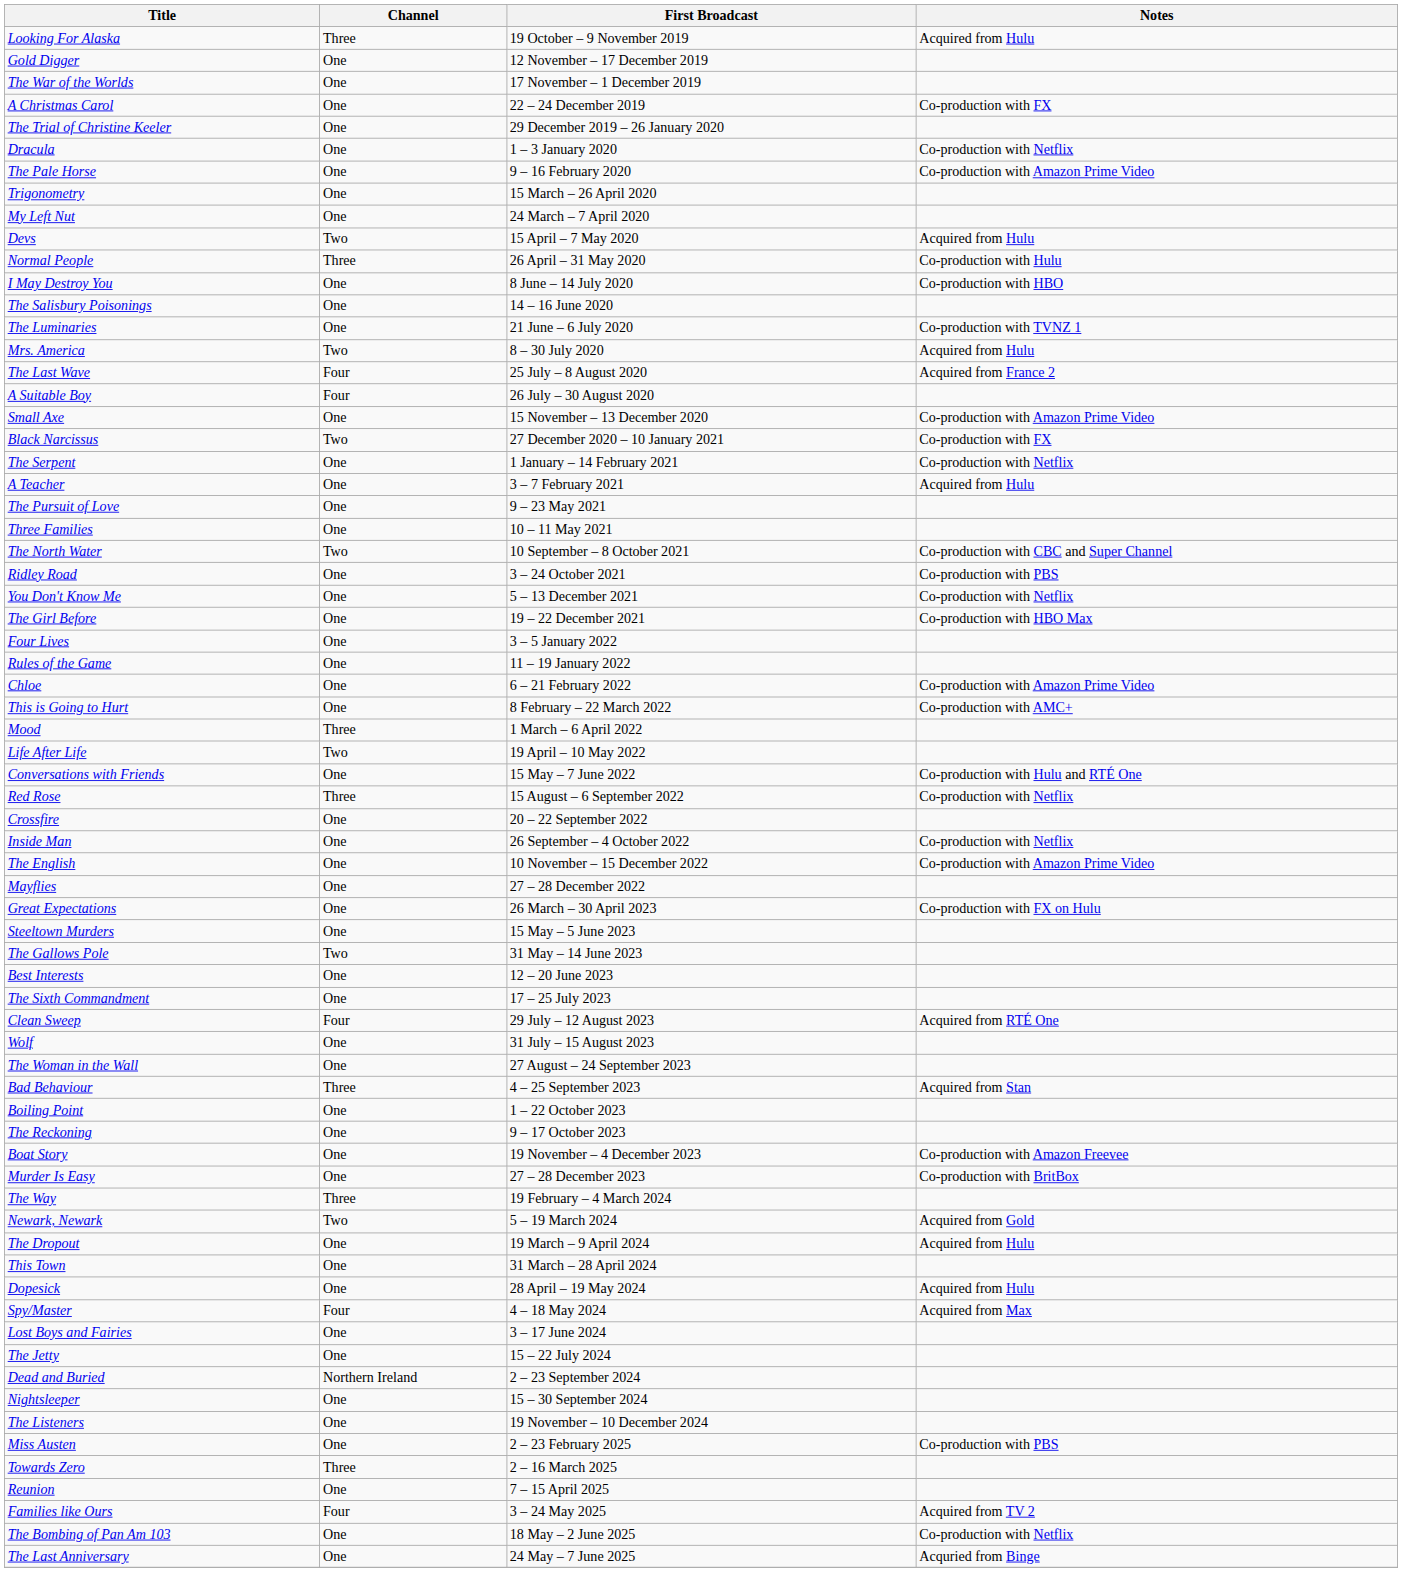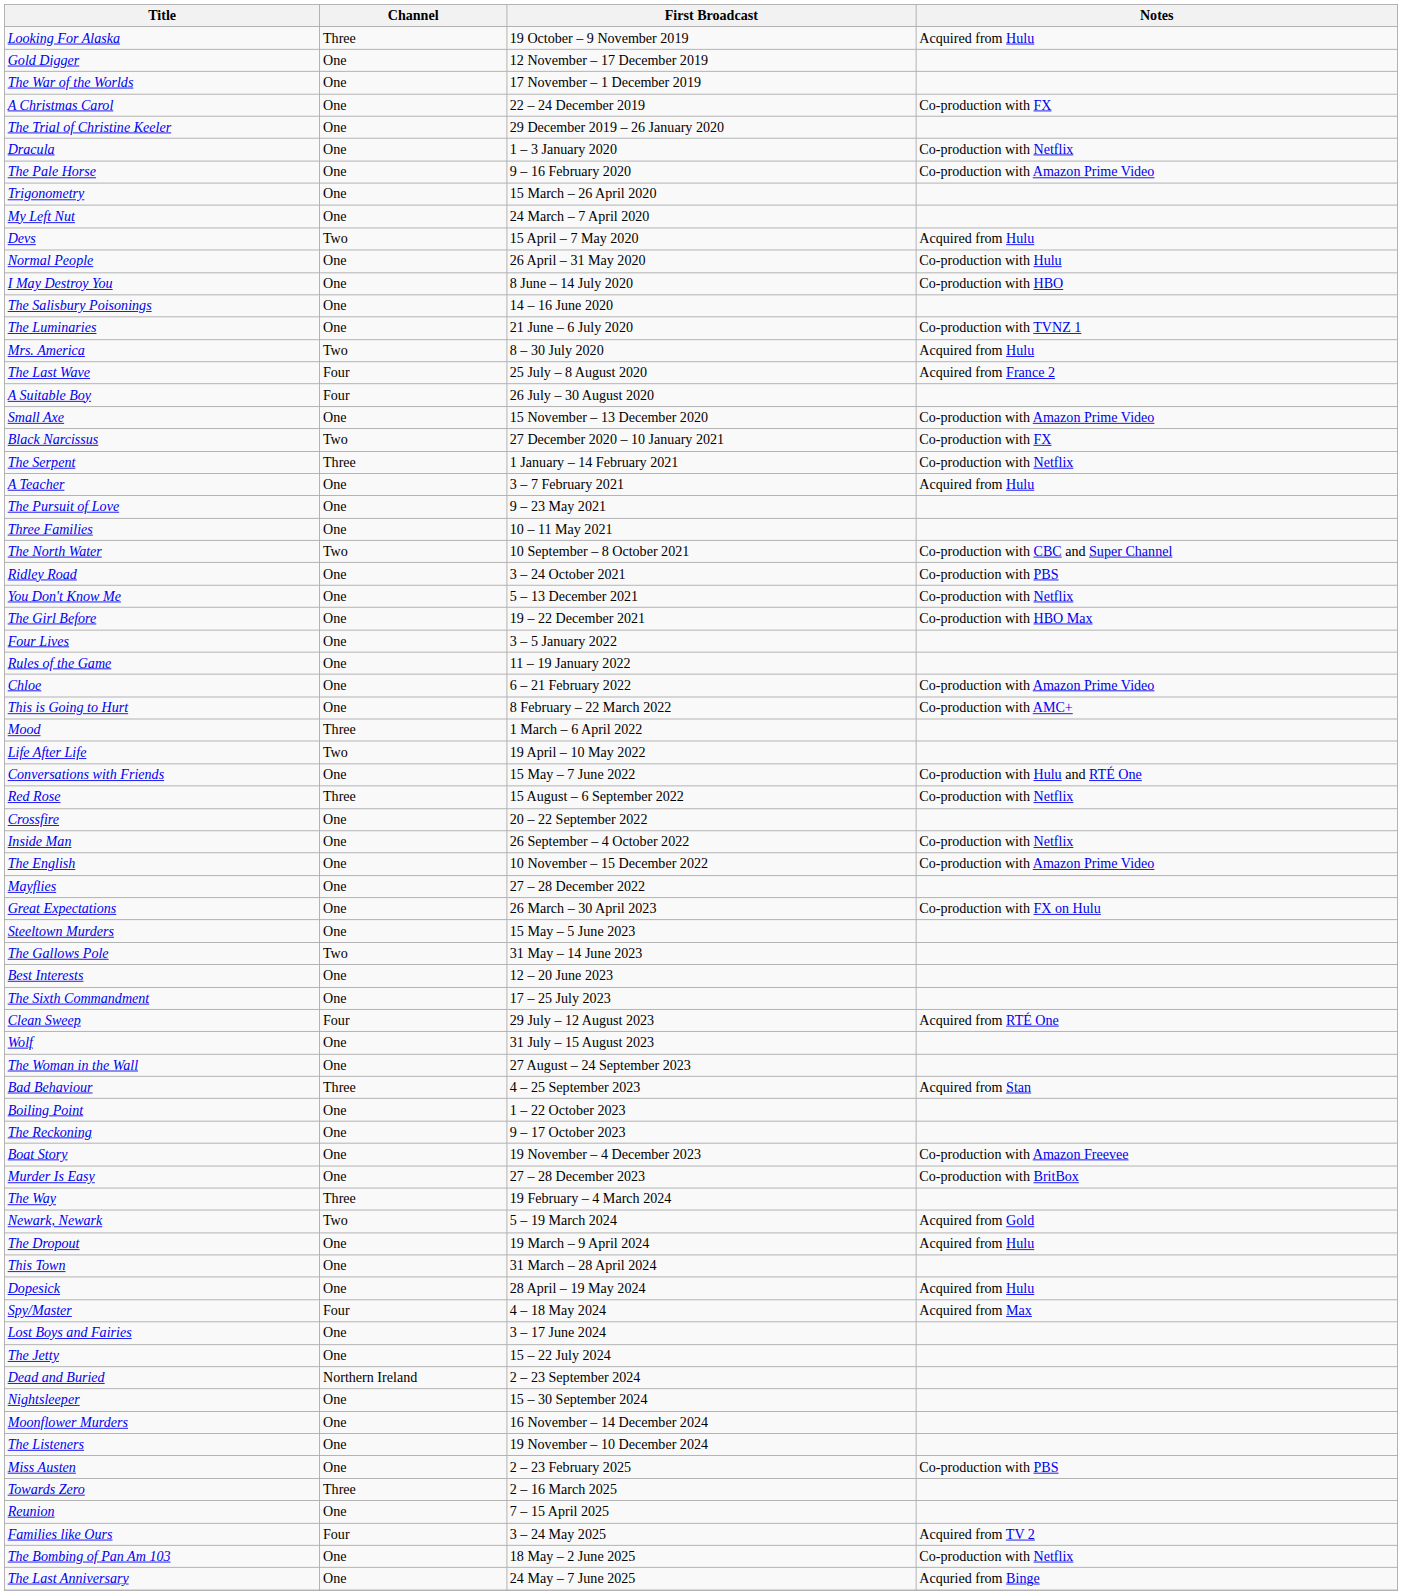(339, 261) Three -> (335, 261) One
(335, 462) One -> (339, 462) Three
+ row: (68, 1422)
